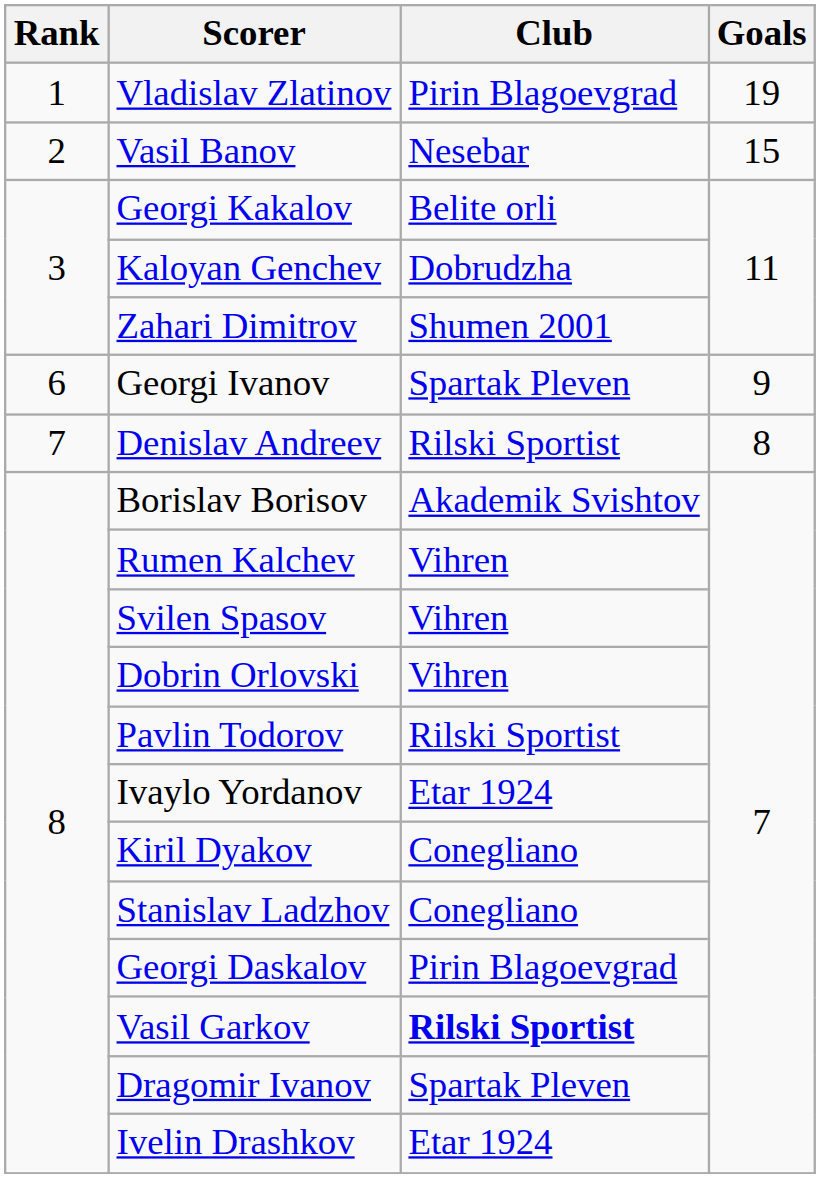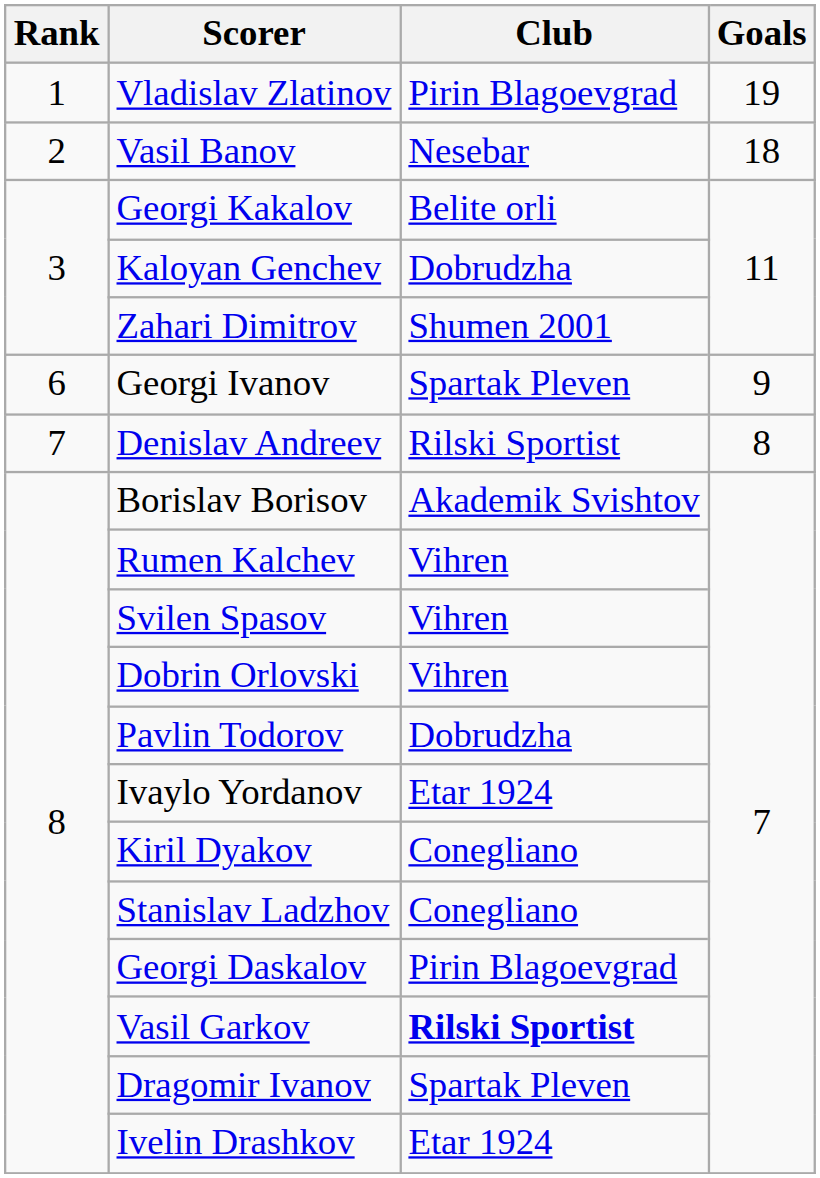(762, 150) 15 -> (762, 150) 18
(514, 734) Rilski Sportist -> (490, 734) Dobrudzha
